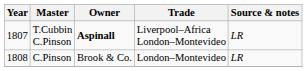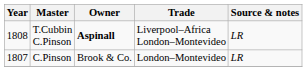(17, 35) 1807 -> (17, 35) 1808
(17, 58) 1808 -> (17, 58) 1807
